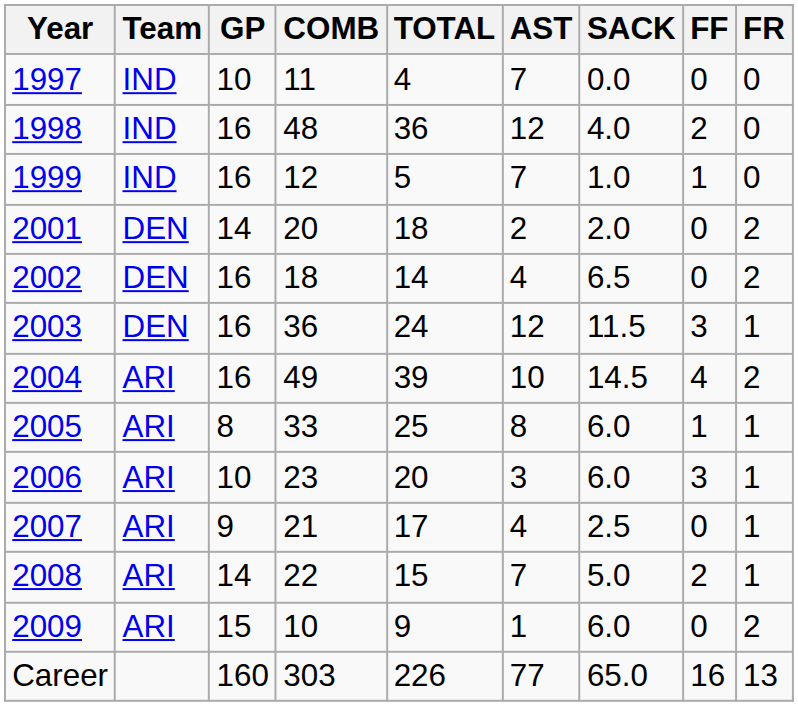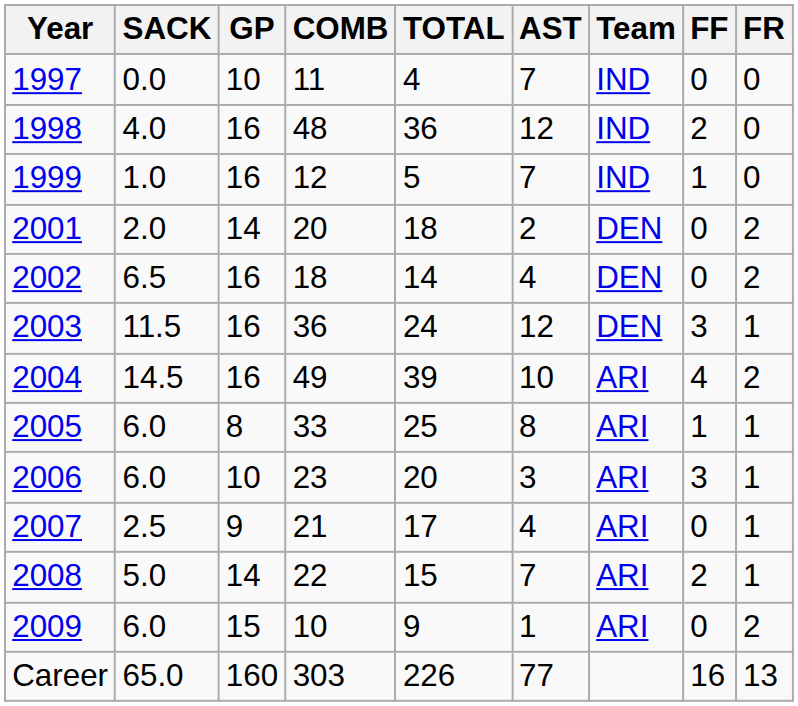columns swapped: (162, 29) <-> (631, 29)
